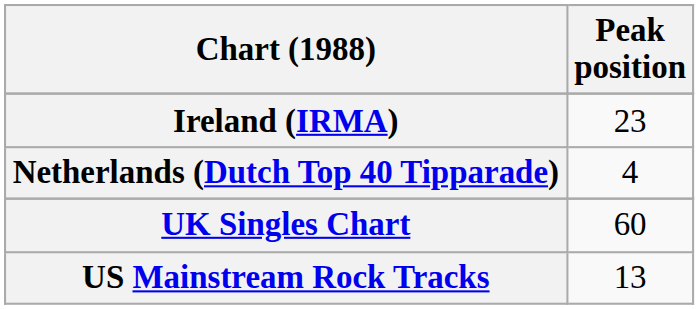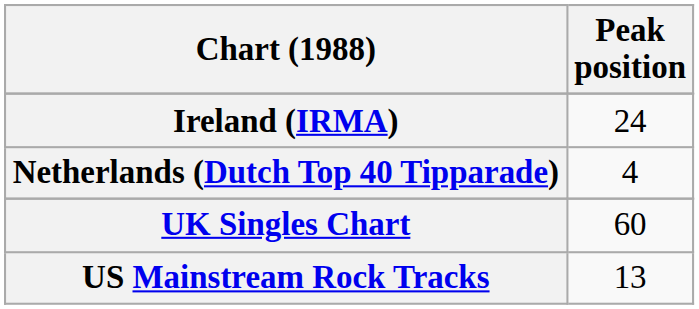(630, 119) 23 -> (630, 119) 24
